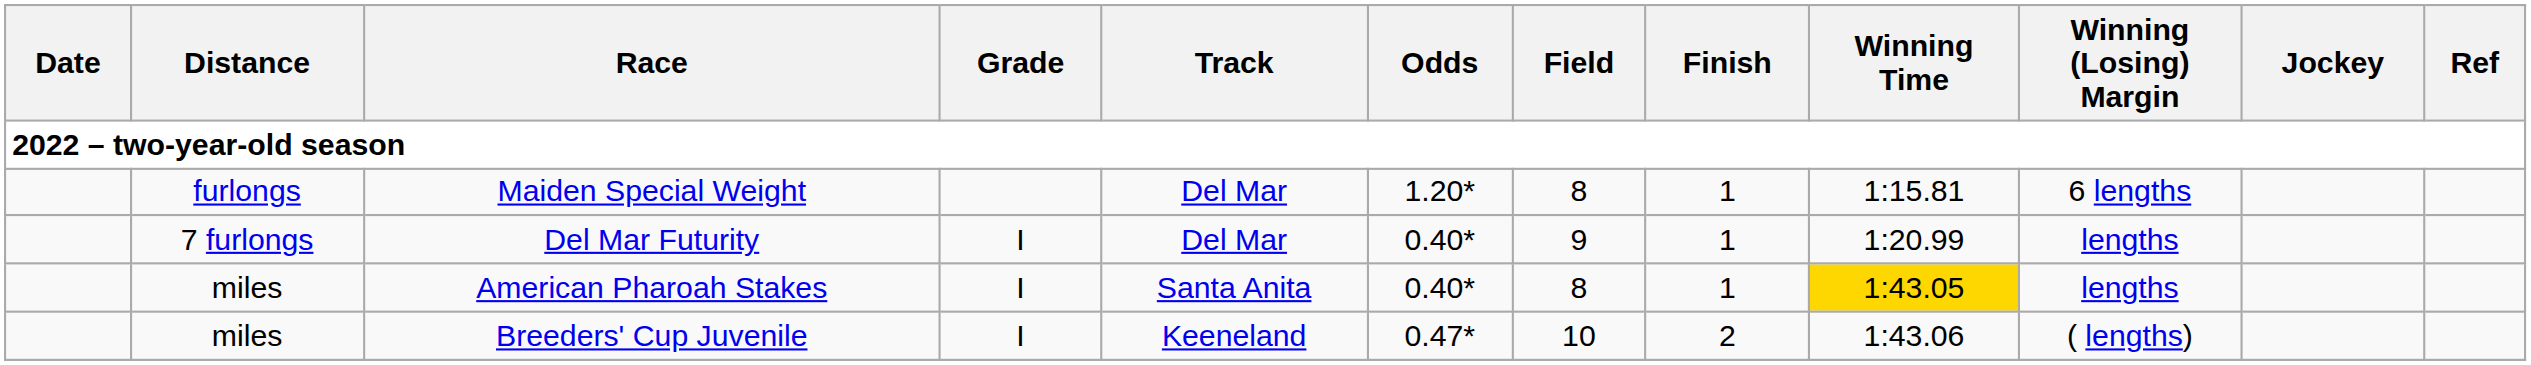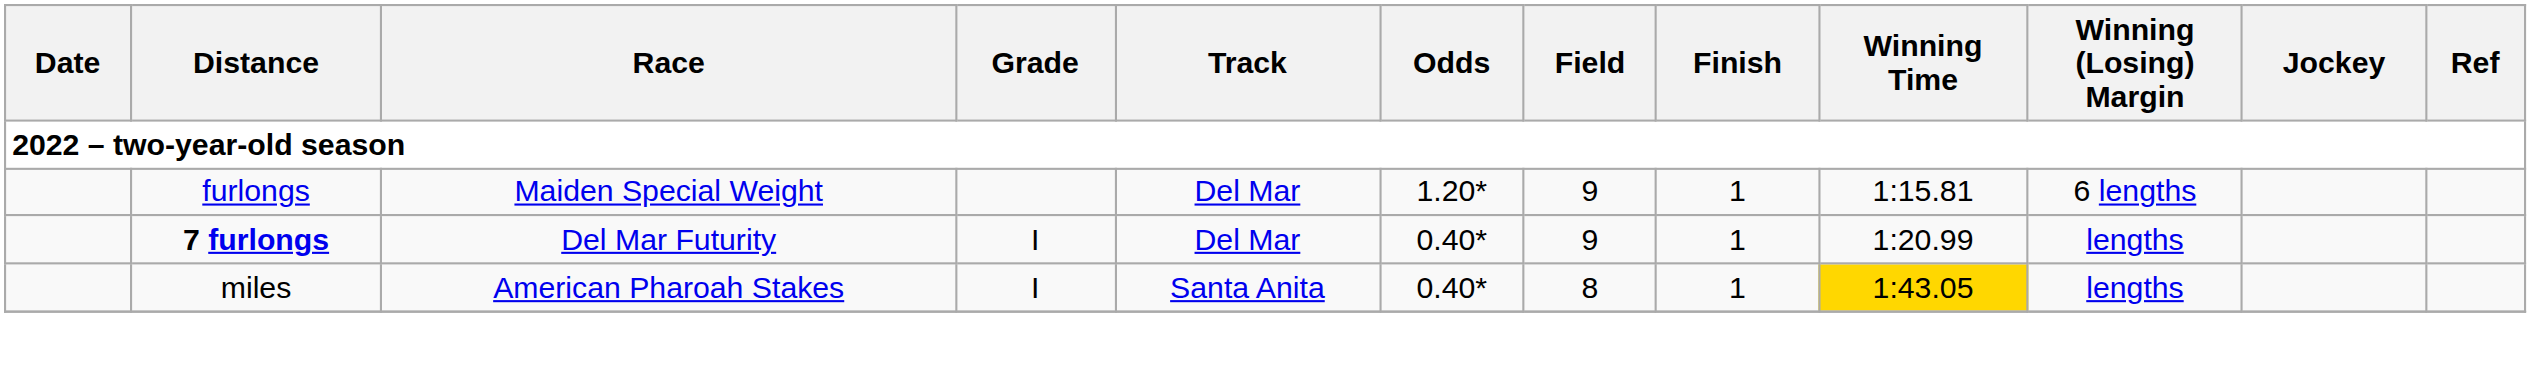(1579, 192) 8 -> (1590, 192) 9
(247, 240) normal -> (256, 240) bold
- row: (652, 335)
